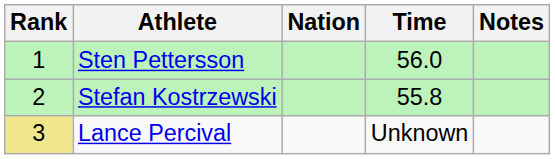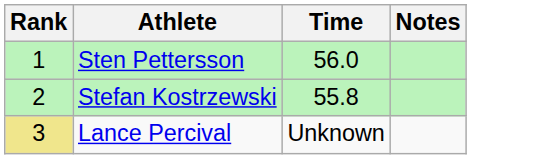- column: (324, 23)
